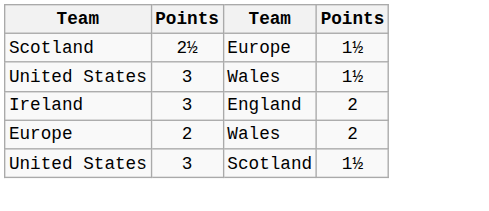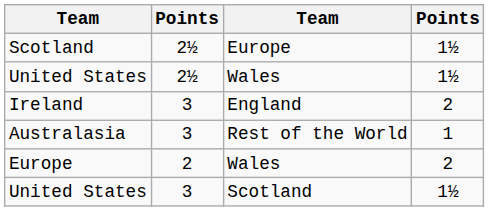(187, 77) 3 -> (187, 77) 2½
+ row: (67, 134)
